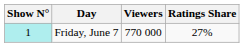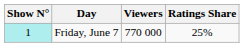(202, 33) 27% -> (202, 33) 25%
